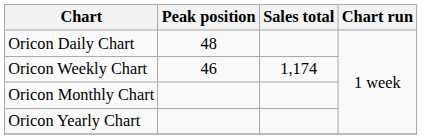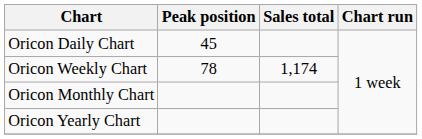(209, 43) 48 -> (209, 43) 45
(209, 69) 46 -> (209, 69) 78
